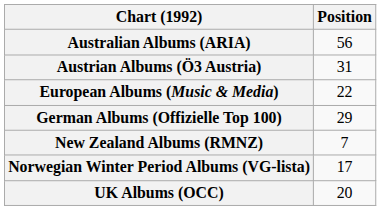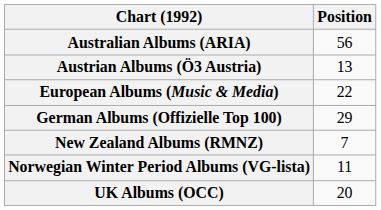(345, 67) 31 -> (345, 67) 13
(345, 167) 17 -> (345, 167) 11
